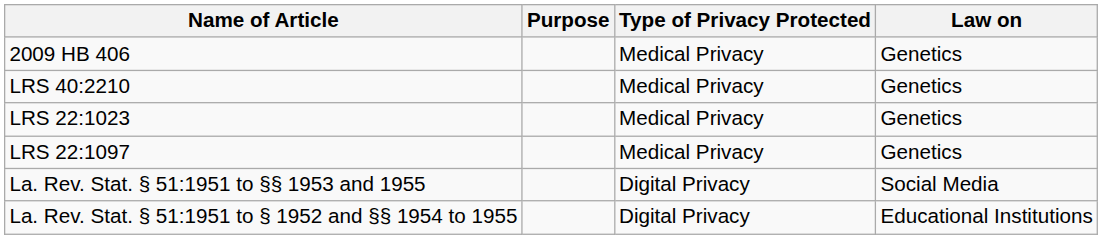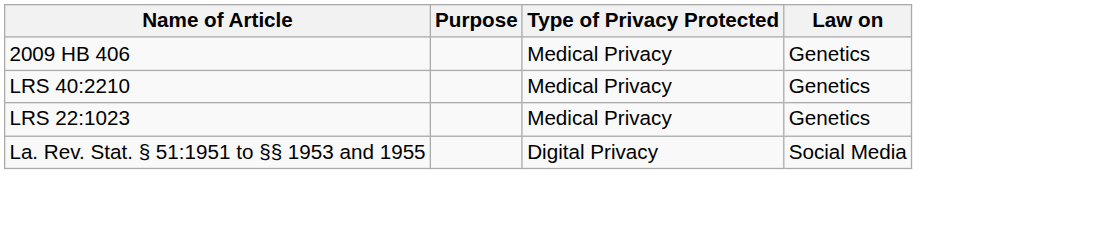- row: (70, 151)
- row: (263, 217)
